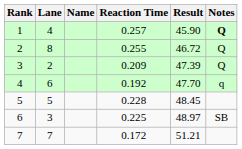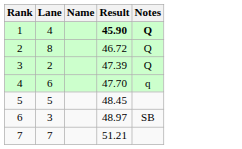- column: (134, 13)
(188, 30) normal -> (114, 30) bold
